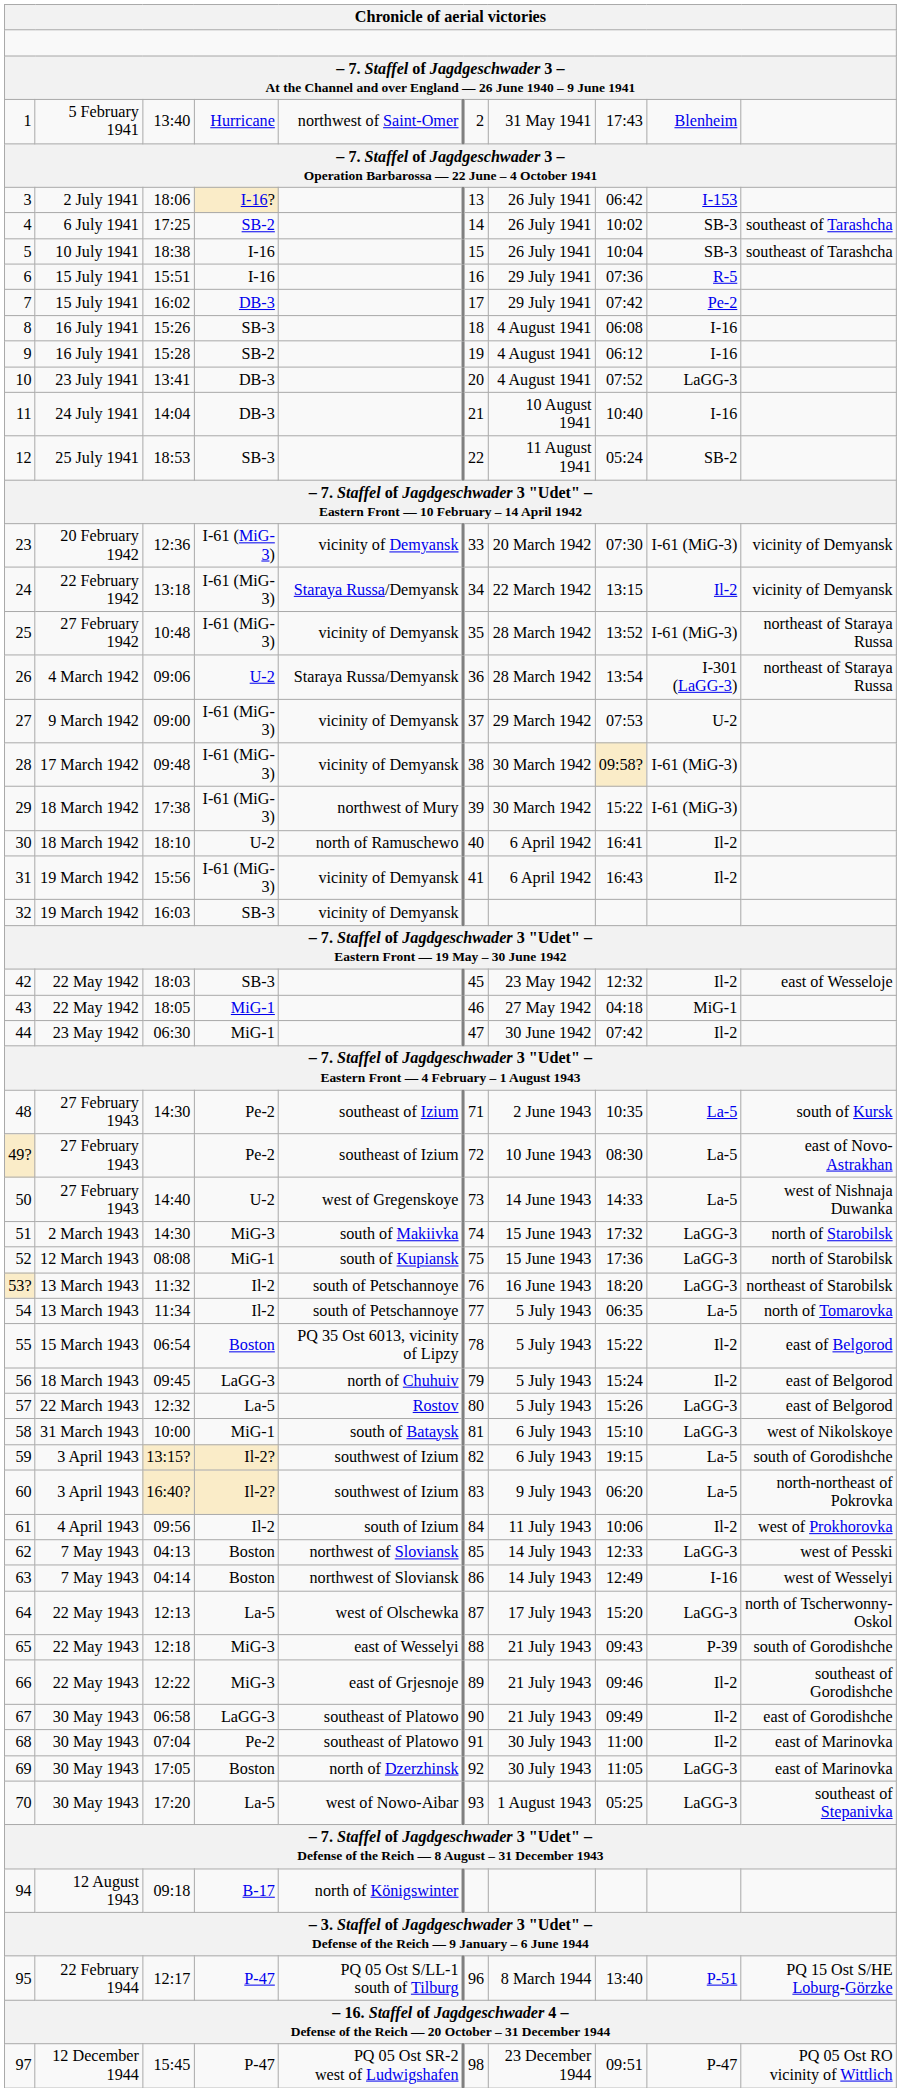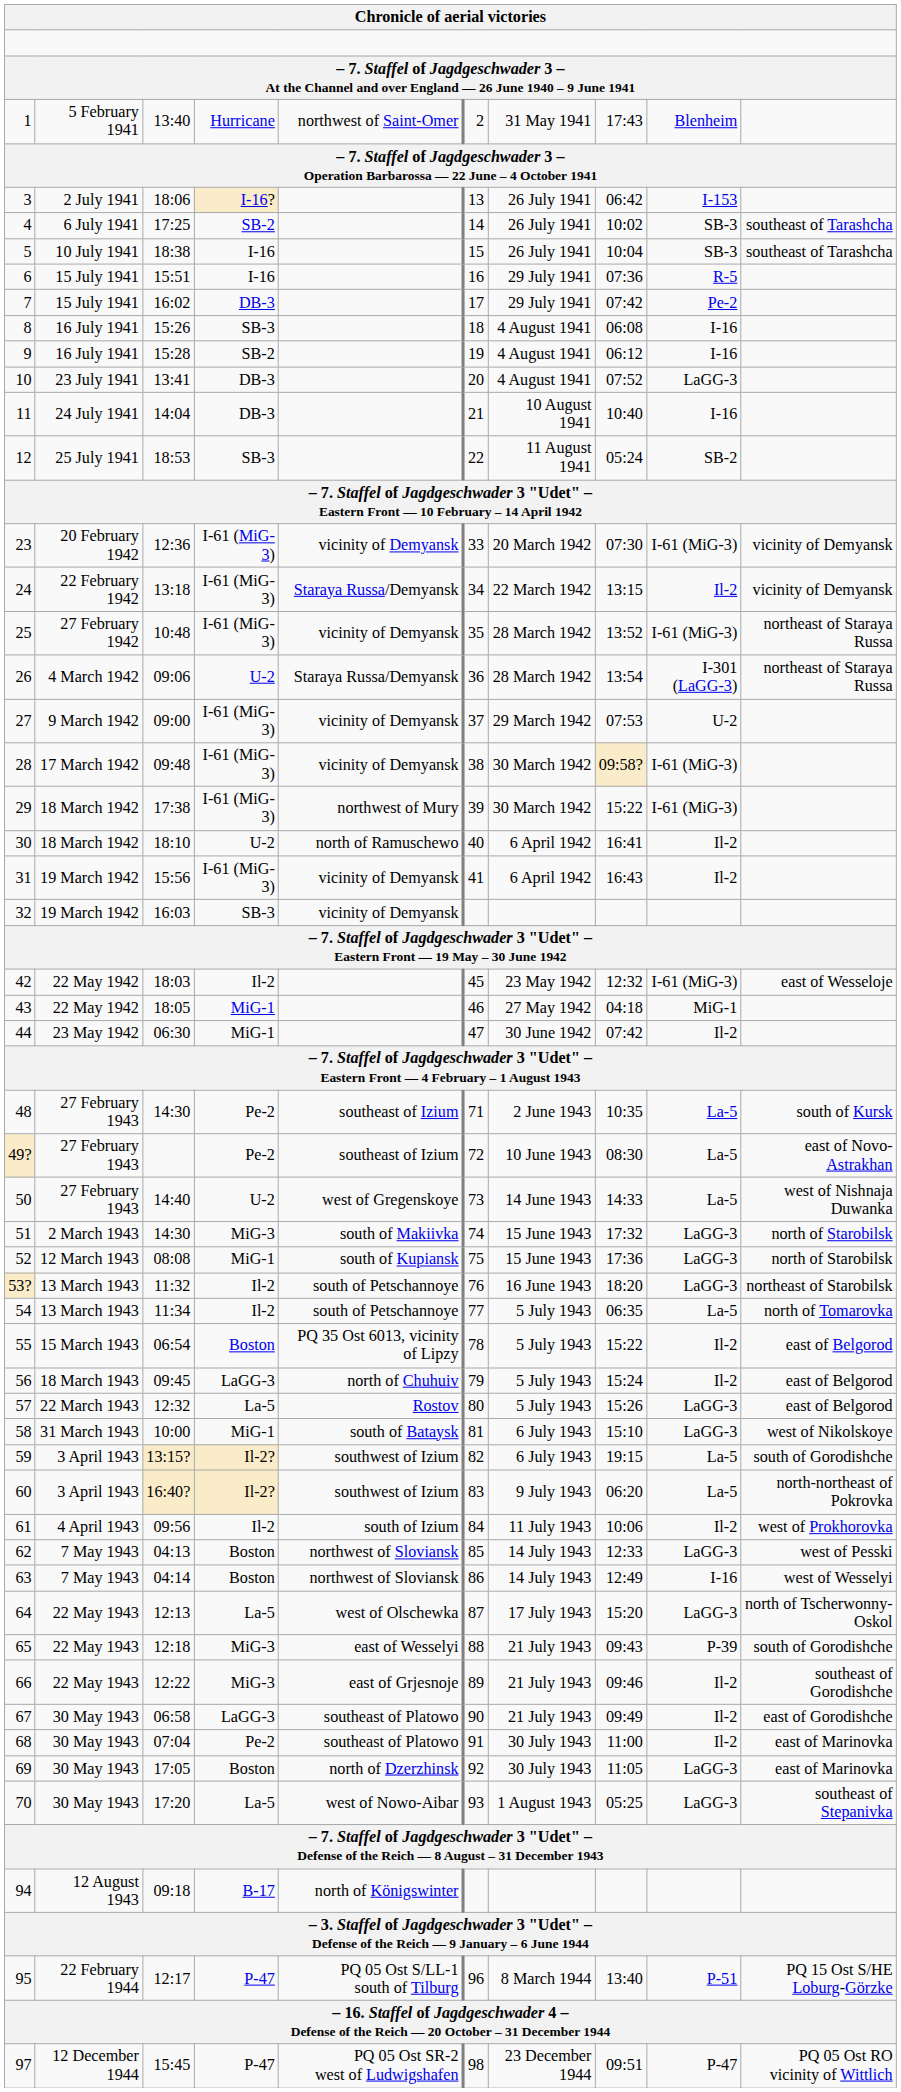(258, 981) SB-3 -> (263, 981) Il-2
(726, 981) Il-2 -> (694, 981) I-61 (MiG-3)
